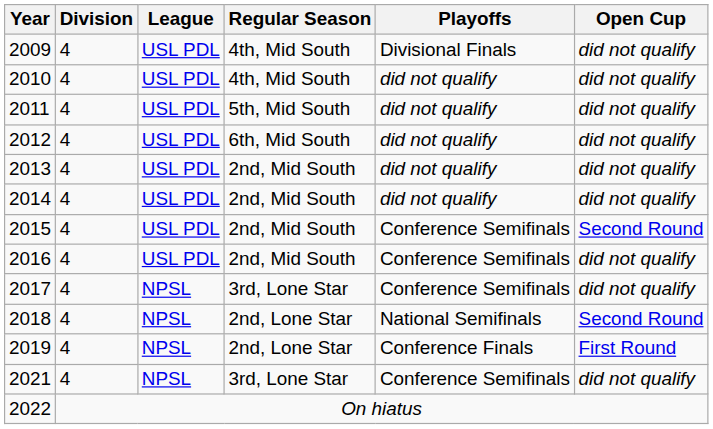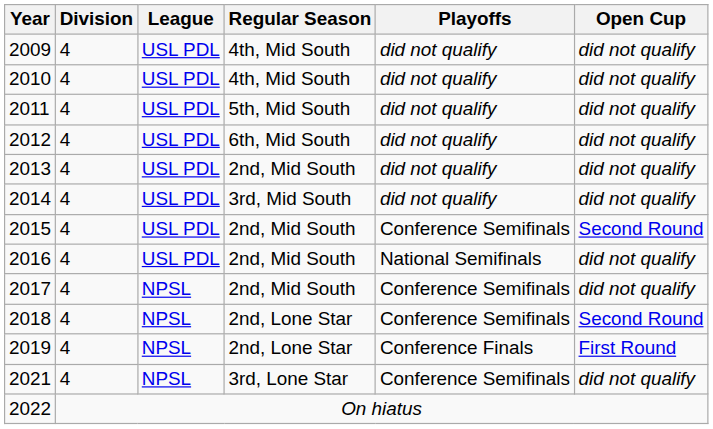(448, 49) Divisional Finals -> (438, 49) did not qualify
(292, 199) 2nd, Mid South -> (290, 199) 3rd, Mid South
(475, 259) Conference Semifinals -> (461, 259) National Semifinals
(288, 288) 3rd, Lone Star -> (292, 288) 2nd, Mid South
(461, 318) National Semifinals -> (475, 318) Conference Semifinals
